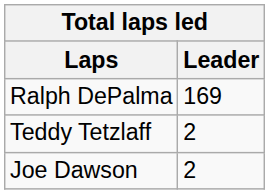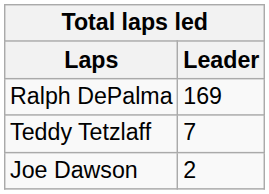(190, 133) 2 -> (190, 133) 7
